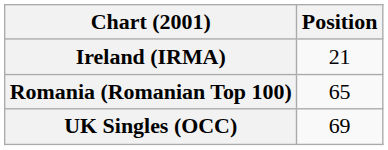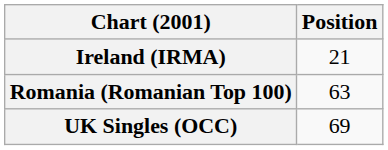(340, 91) 65 -> (340, 91) 63
